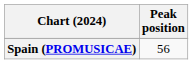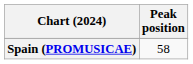(163, 48) 56 -> (163, 48) 58
